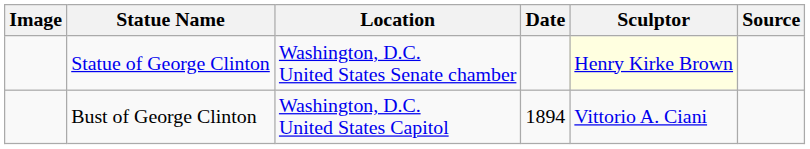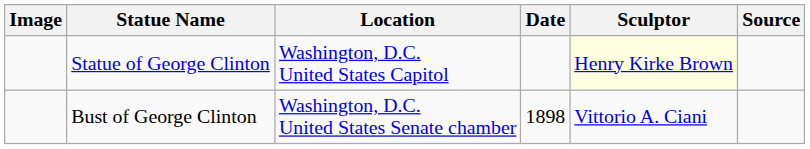(398, 62) Washington, D.C. United States Senate chamber -> (364, 62) Washington, D.C. United States Capitol
(364, 116) Washington, D.C. United States Capitol -> (398, 116) Washington, D.C. United States Senate chamber
(545, 116) 1894 -> (545, 116) 1898
